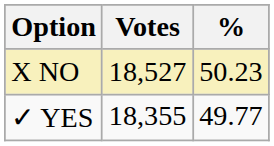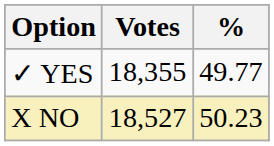rows swapped: (45, 71) <-> (52, 117)
